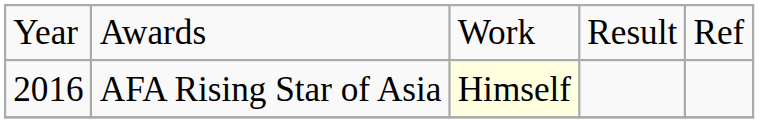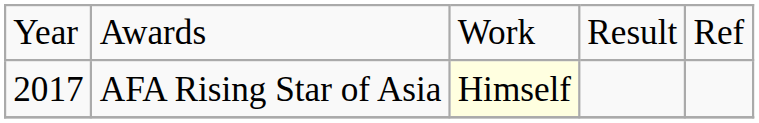(48, 88) 2016 -> (48, 88) 2017
